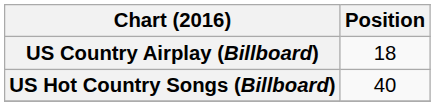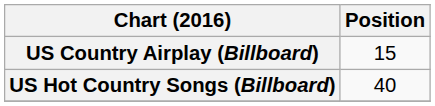(385, 52) 18 -> (385, 52) 15
